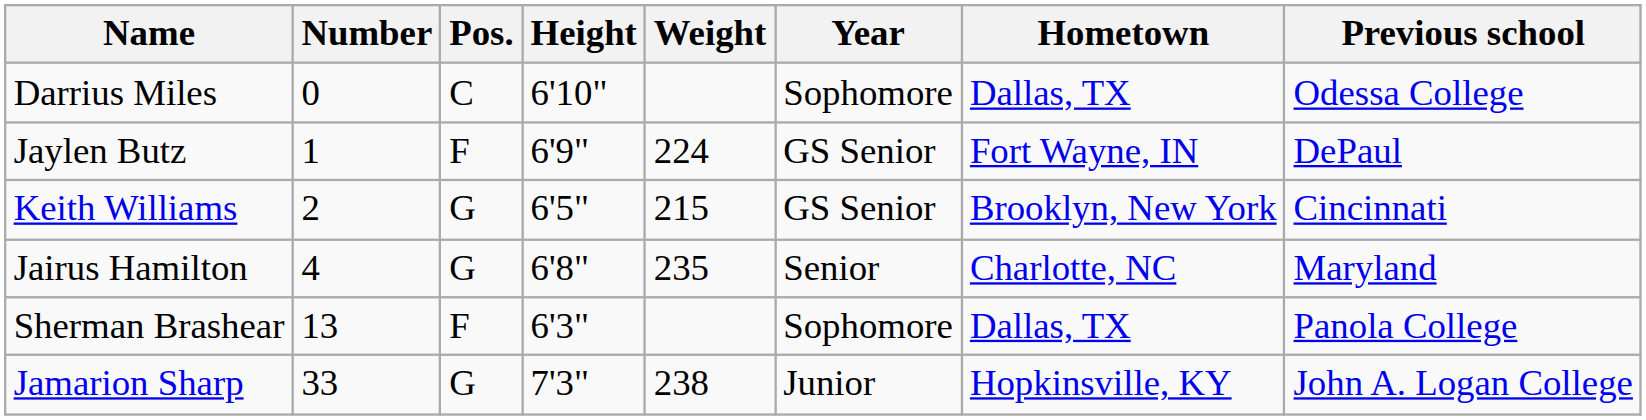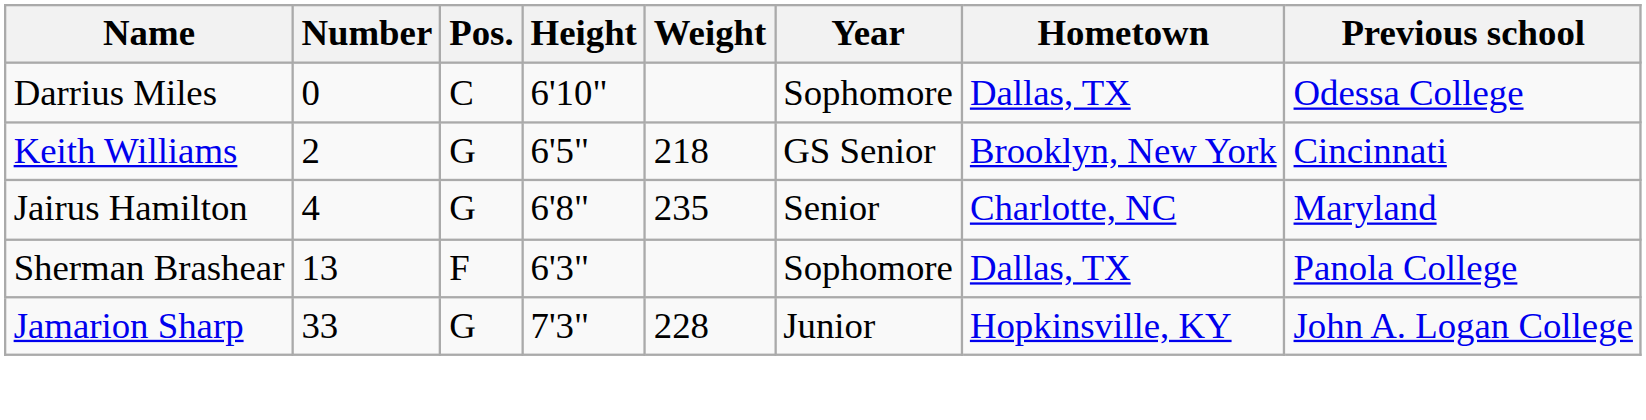- row: (100, 150)
(681, 208) 215 -> (681, 150) 218
(681, 383) 238 -> (681, 325) 228
